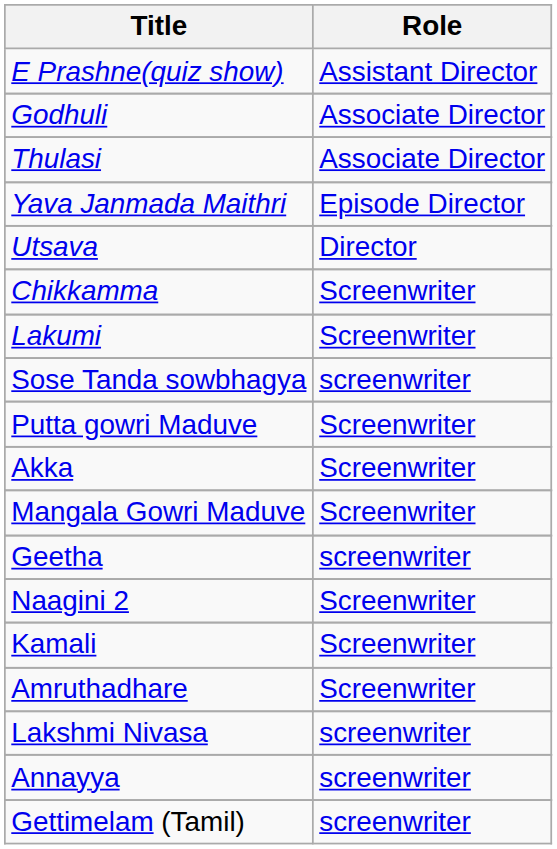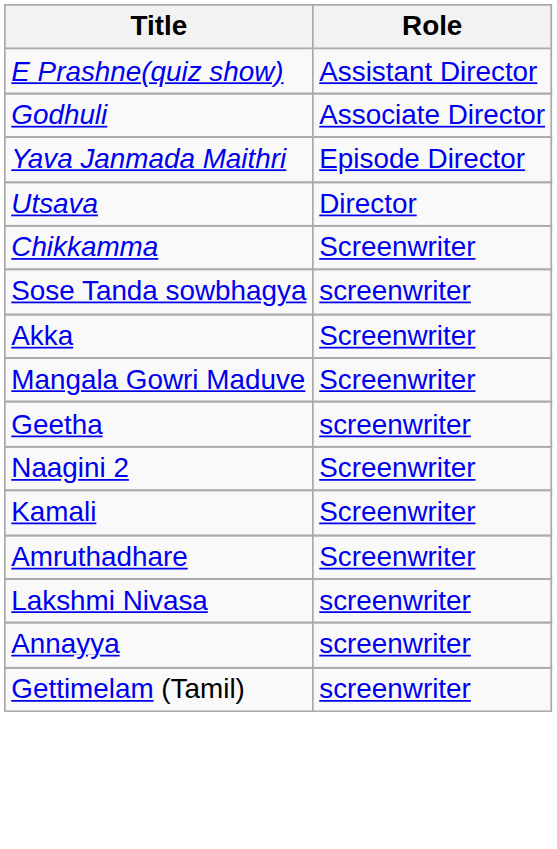- row: (56, 159)
- row: (56, 335)
- row: (134, 423)
